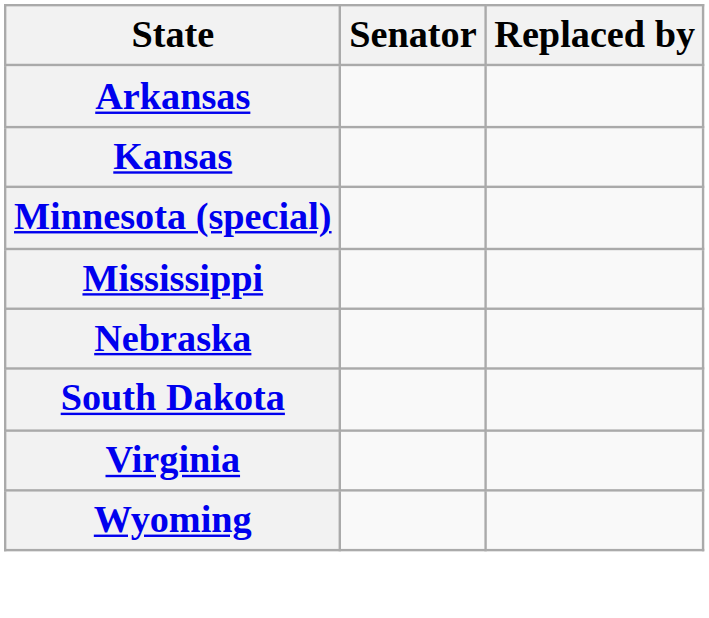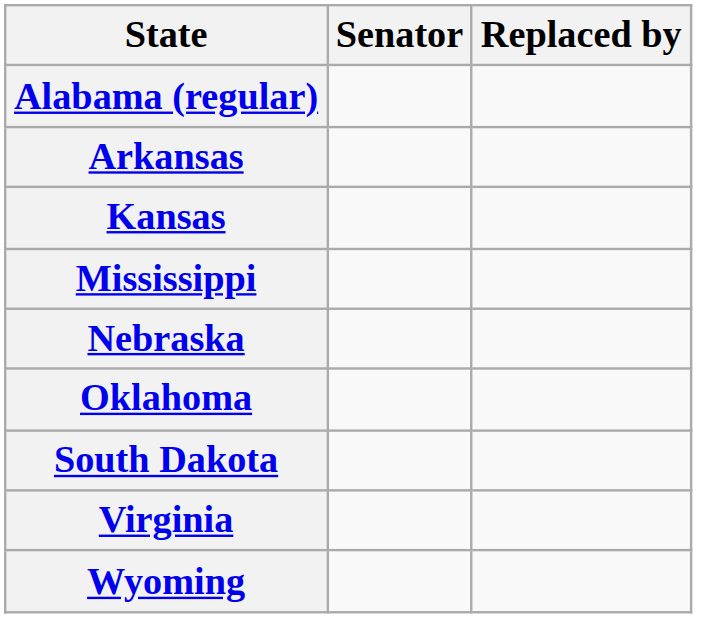+ row: (166, 95)
- row: (173, 216)
+ row: (166, 398)
